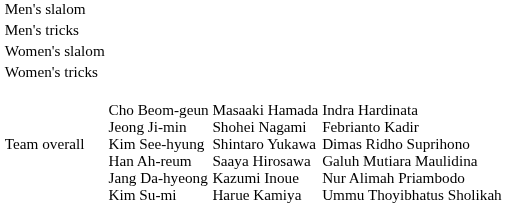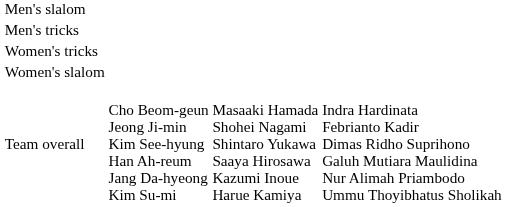rows swapped: (55, 51) <-> (51, 72)
